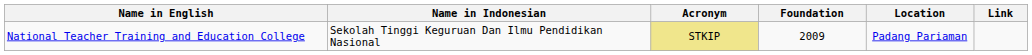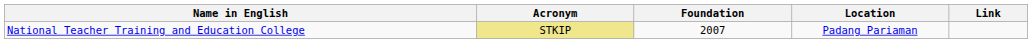- column: (489, 13)
(812, 36) 2009 -> (713, 30) 2007
